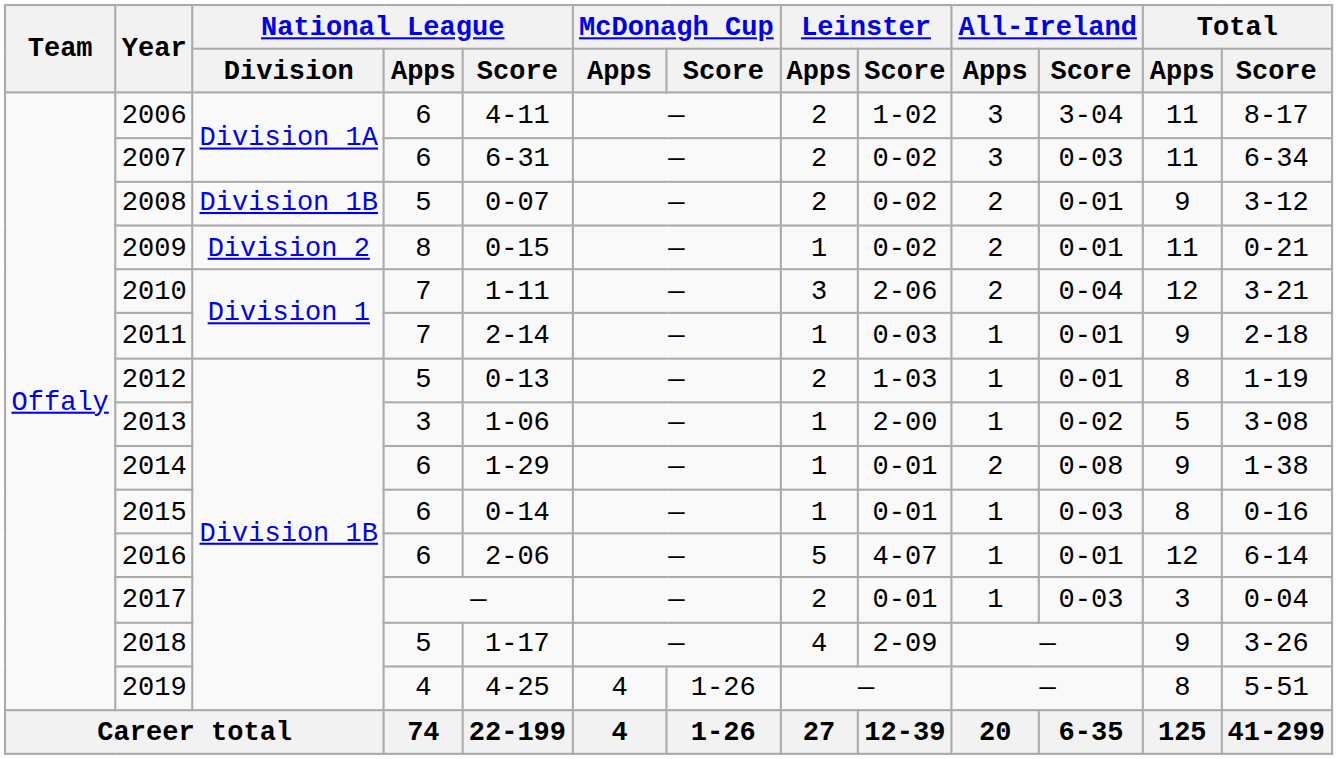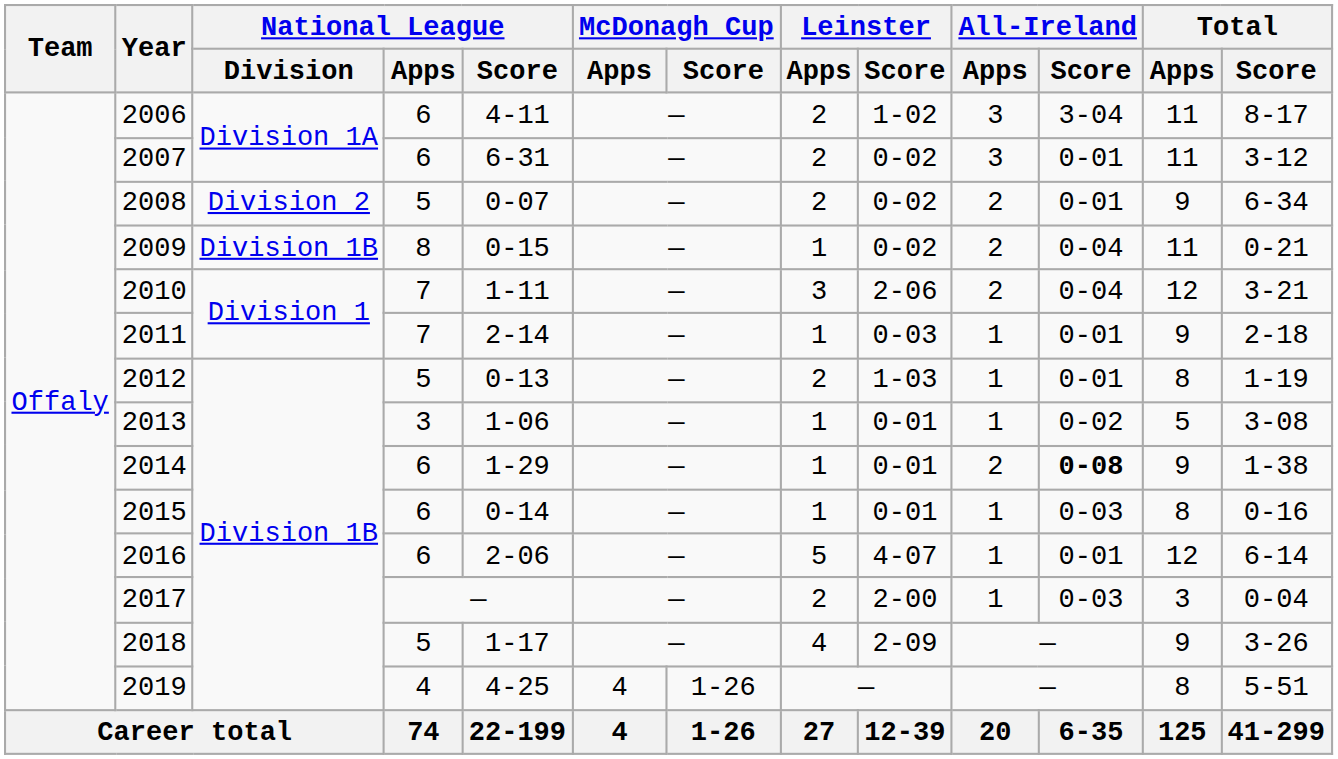(1091, 159) 0-03 -> (1091, 159) 0-01
(1276, 159) 6-34 -> (1276, 159) 3-12
(289, 203) Division 1B -> (289, 203) Division 2
(1276, 203) 3-12 -> (1276, 203) 6-34
(289, 247) Division 2 -> (289, 247) Division 1B
(1091, 247) 0-01 -> (1091, 247) 0-04
(905, 424) 2-00 -> (905, 424) 0-01
(1091, 468) normal -> (1091, 468) bold
(905, 600) 0-01 -> (905, 600) 2-00
